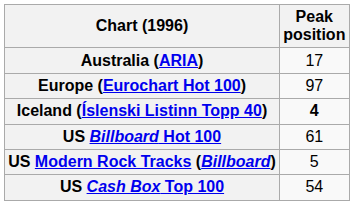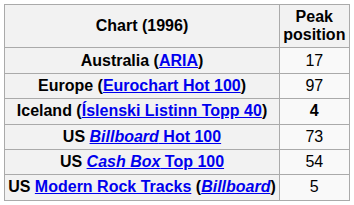(314, 136) 61 -> (314, 136) 73
rows swapped: (142, 162) <-> (142, 187)
